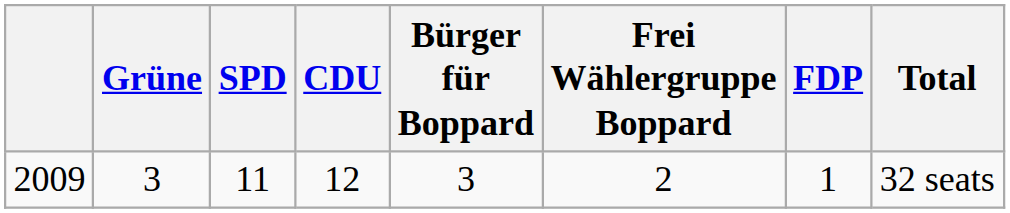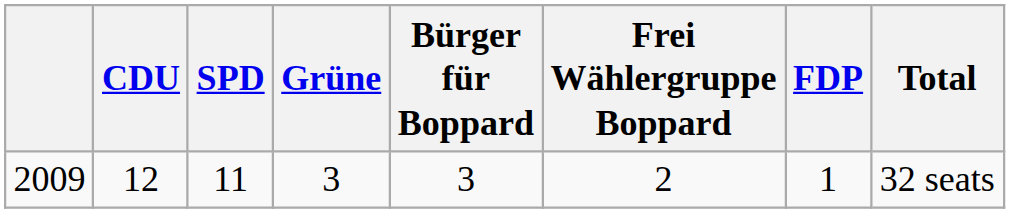columns swapped: (342, 78) <-> (152, 78)
